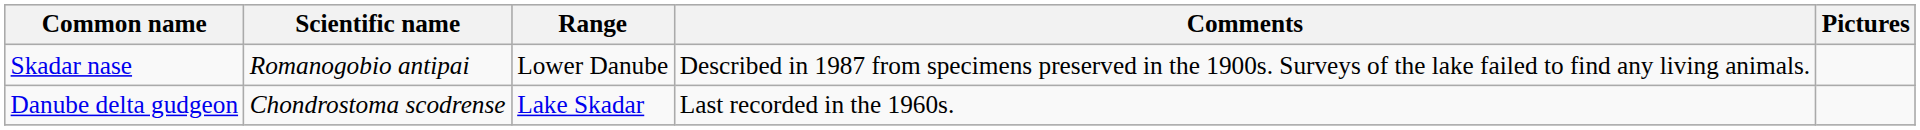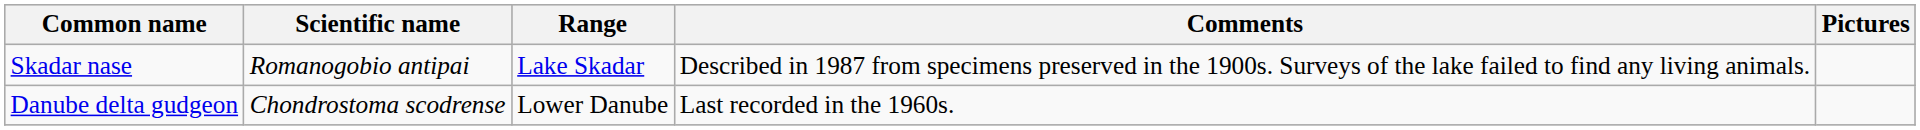(593, 64) Lower Danube -> (581, 64) Lake Skadar
(581, 104) Lake Skadar -> (593, 104) Lower Danube
